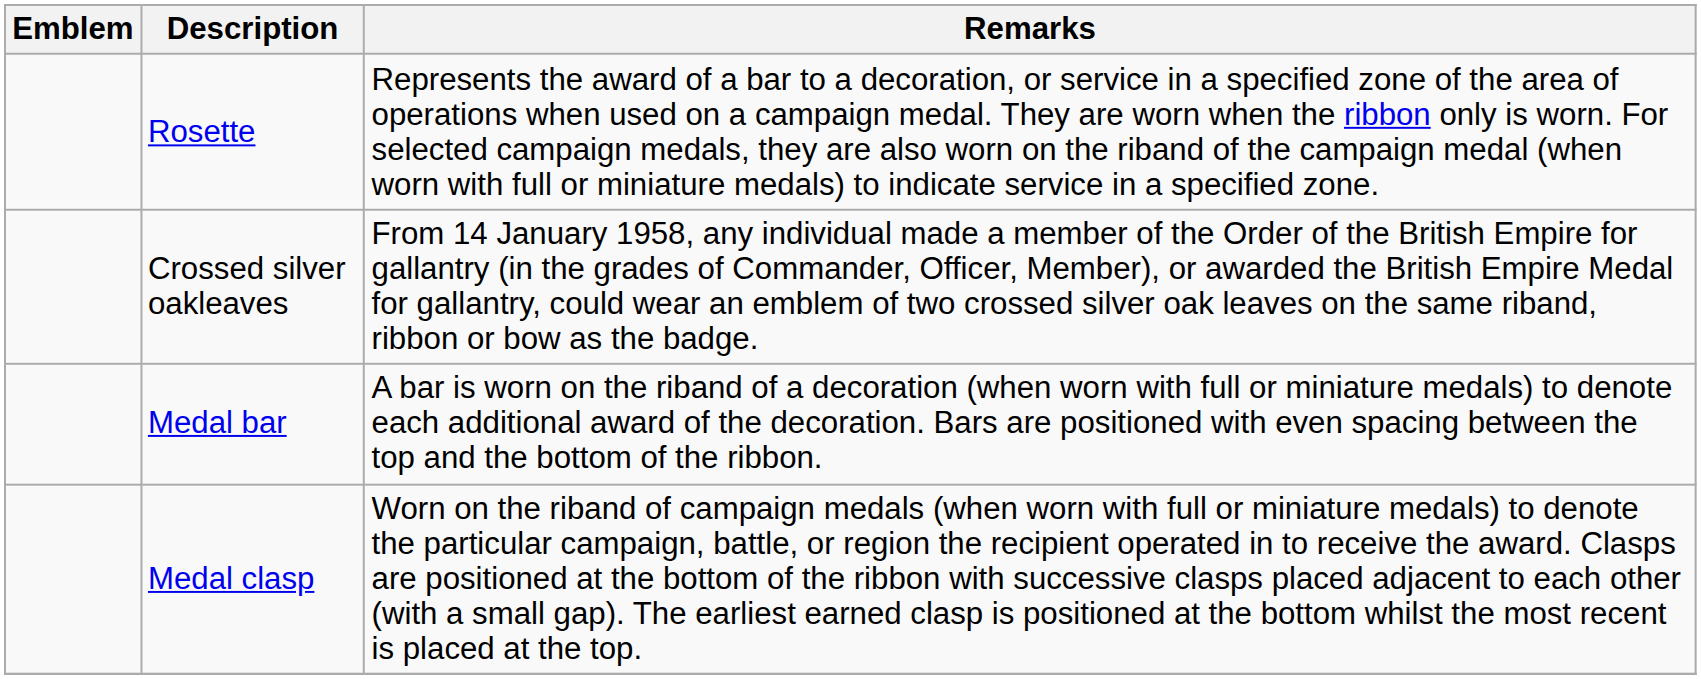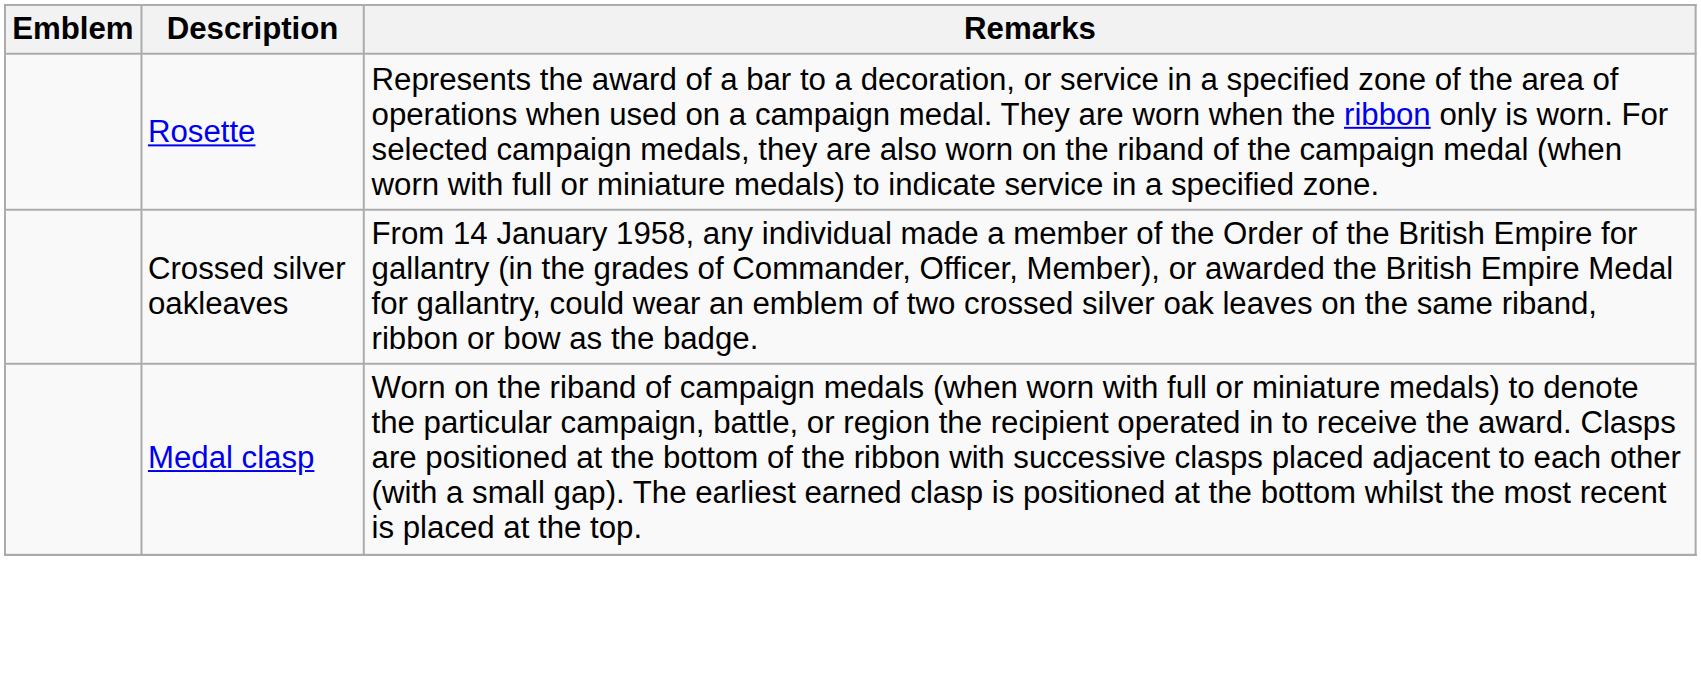- row: (217, 423)
